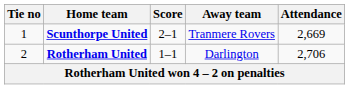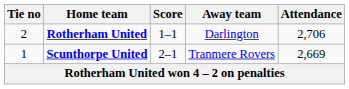rows swapped: (97, 34) <-> (97, 53)
